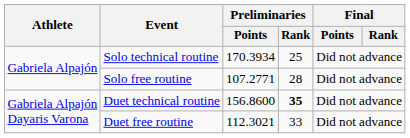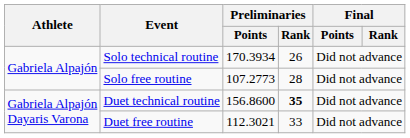(296, 57) 25 -> (296, 57) 26
(251, 79) 107.2771 -> (251, 79) 107.2773
